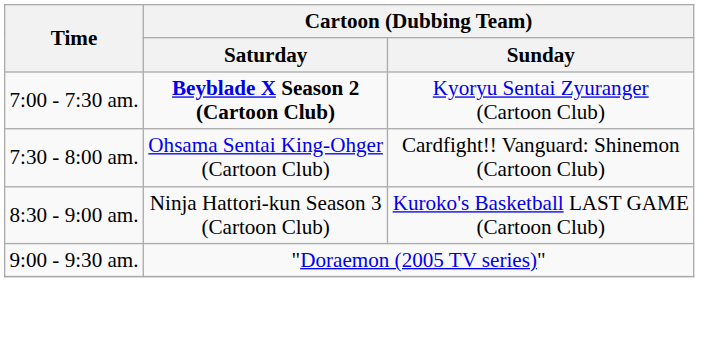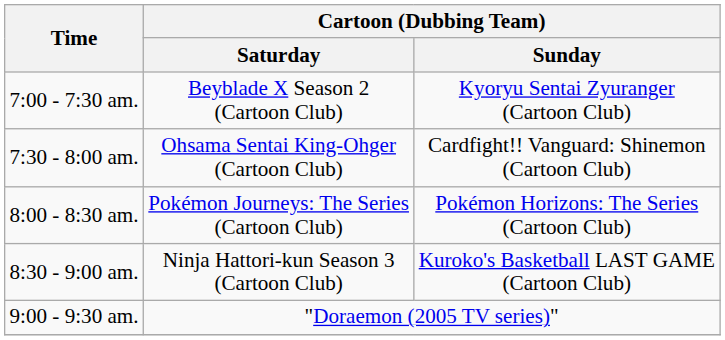(266, 100) bold -> (279, 100) normal
+ row: (74, 214)
